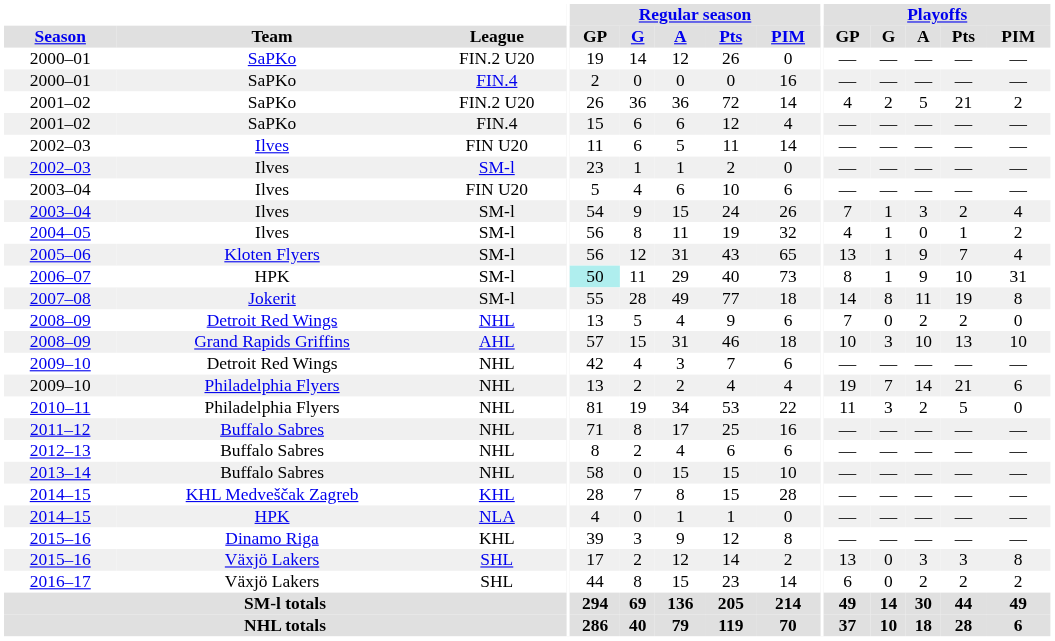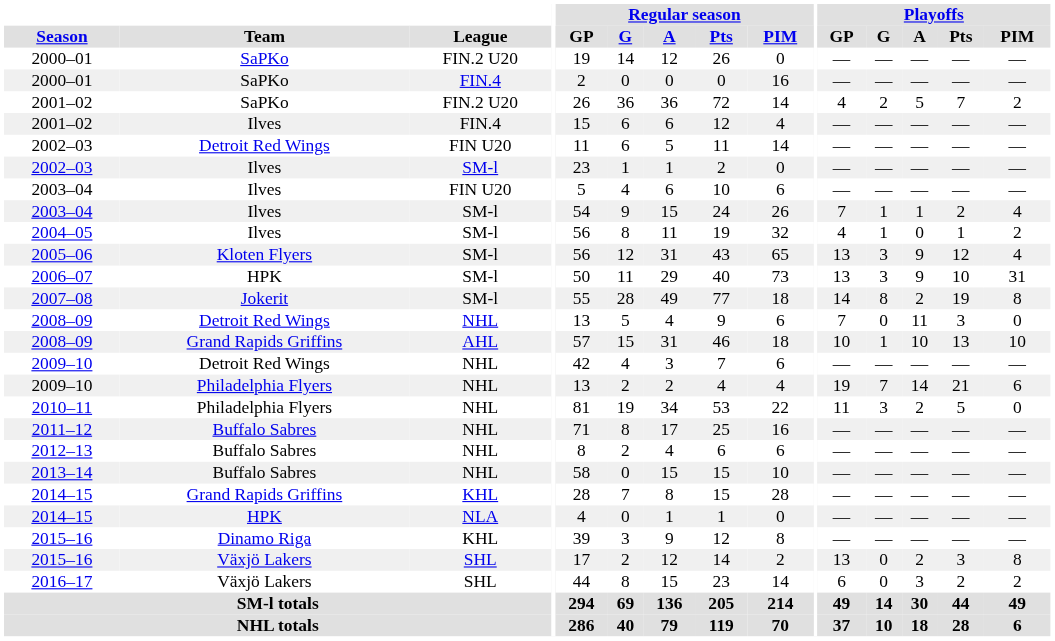(963, 102) 21 -> (961, 102) 7
(272, 123) SaPKo -> (264, 123) Ilves
(272, 145) Ilves -> (264, 145) Detroit Red Wings
(923, 211) 3 -> (920, 211) 1
(888, 254) 1 -> (884, 254) 3
(963, 254) 7 -> (961, 254) 12
(595, 276) paleturquoise background -> (581, 276) no background
(848, 276) 8 -> (841, 276) 13
(888, 276) 1 -> (884, 276) 3
(923, 298) 11 -> (920, 298) 2
(923, 320) 2 -> (920, 320) 11
(963, 320) 2 -> (961, 320) 3
(888, 341) 3 -> (884, 341) 1
(272, 494) KHL Medveščak Zagreb -> (264, 494) Grand Rapids Griffins
(923, 559) 3 -> (920, 559) 2
(923, 581) 2 -> (920, 581) 3
